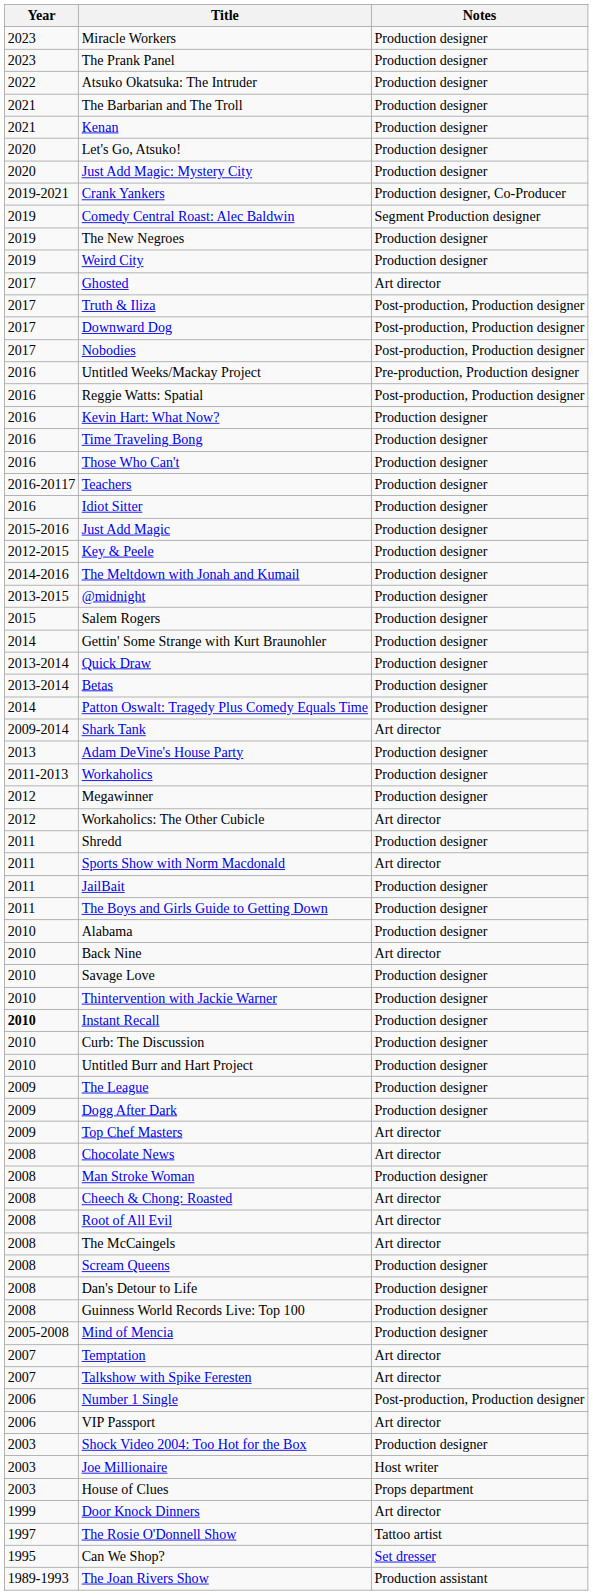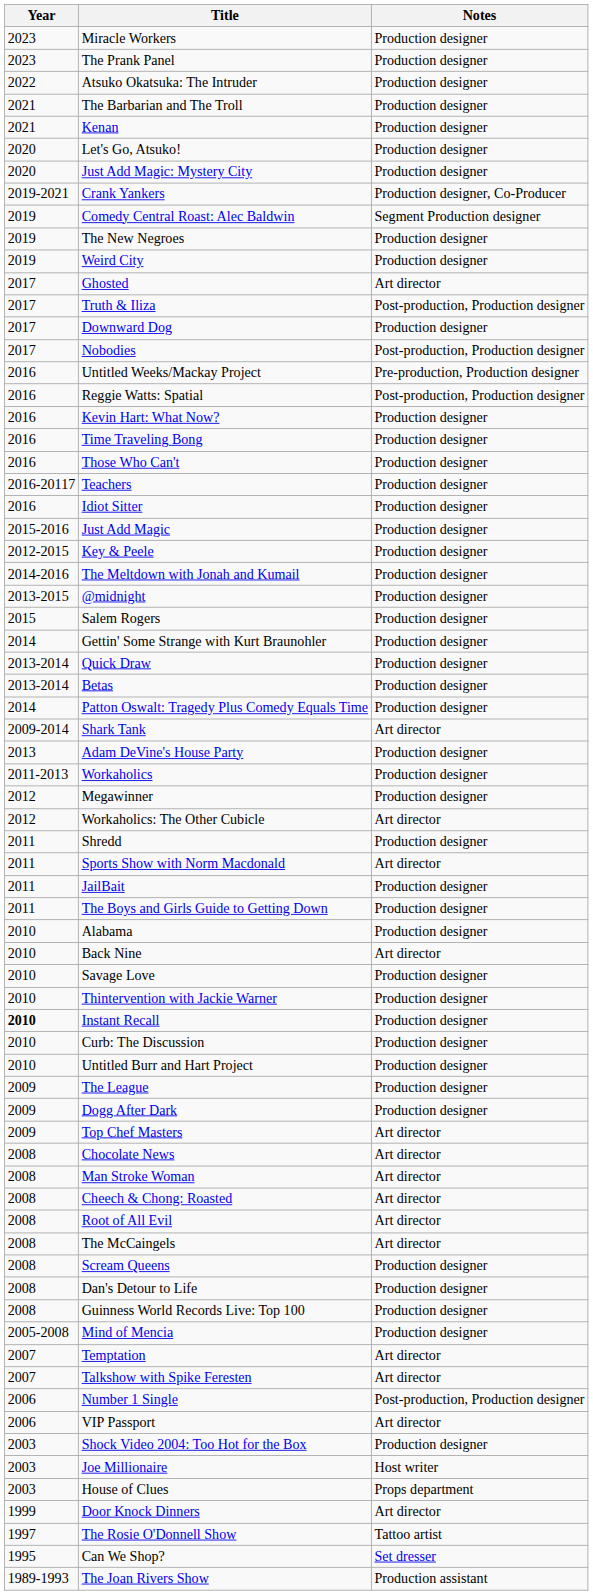(480, 328) Post-production, Production designer -> (431, 328) Production designer
(431, 1176) Production designer -> (408, 1176) Art director
